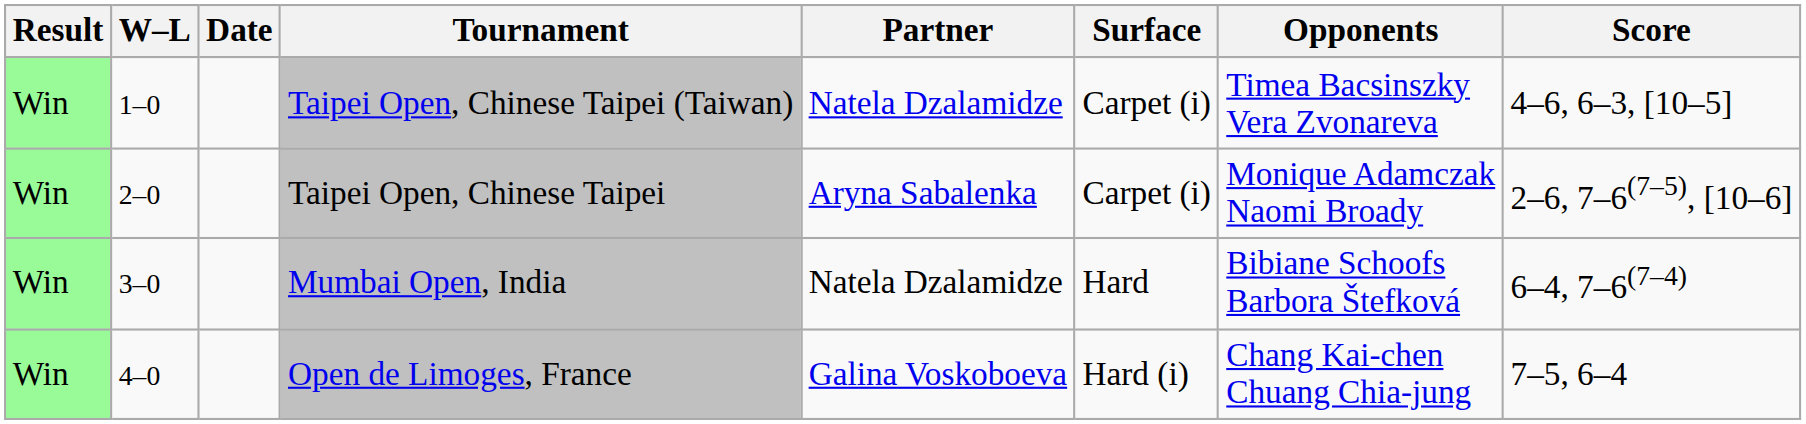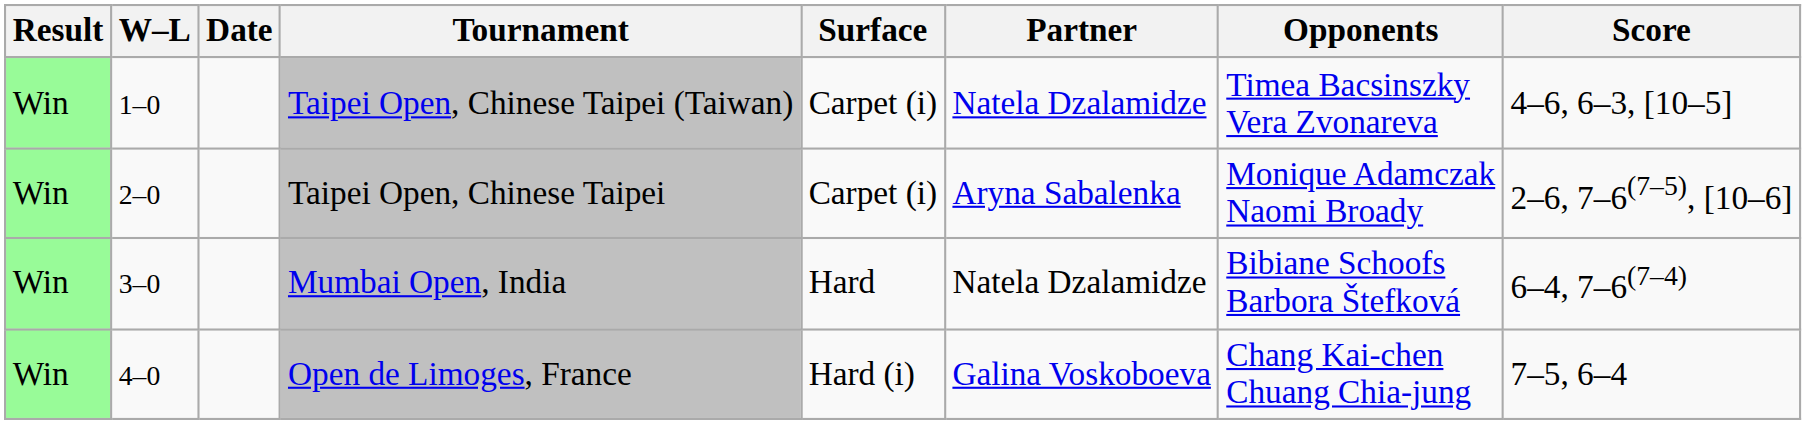columns swapped: (1147, 30) <-> (938, 30)
